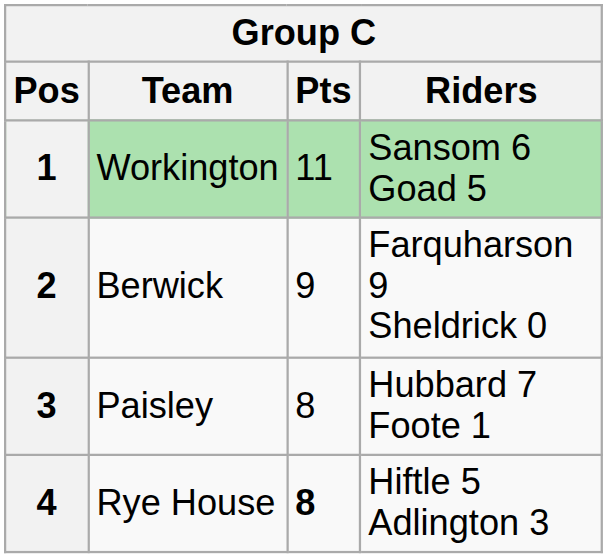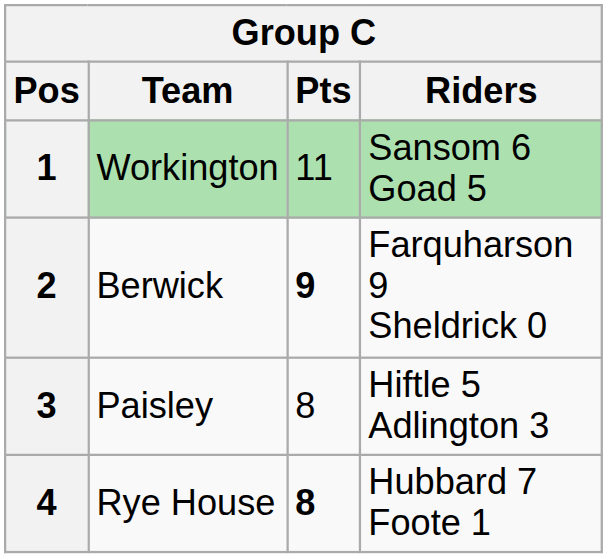(305, 286) normal -> (305, 286) bold
(453, 404) Hubbard 7 Foote 1 -> (459, 404) Hiftle 5 Adlington 3
(459, 502) Hiftle 5 Adlington 3 -> (453, 502) Hubbard 7 Foote 1
